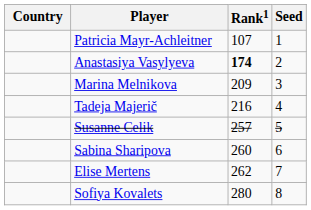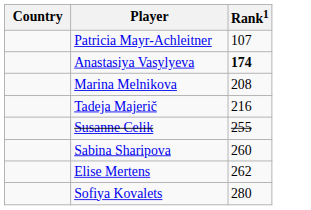- column: (289, 17)
(241, 84) 209 -> (241, 84) 208
(241, 128) 257 -> (241, 128) 255
